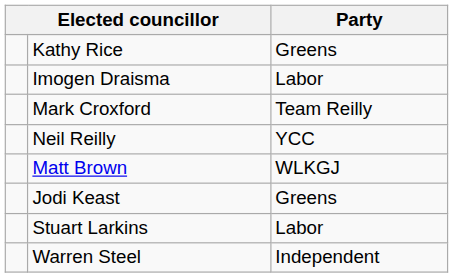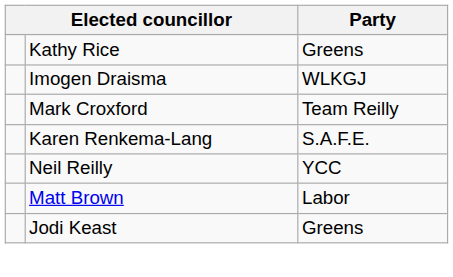(299, 79) Labor -> (334, 79) WLKGJ
+ row: (121, 138)
(308, 168) WLKGJ -> (326, 198) Labor
- row: (90, 227)
- row: (87, 257)
